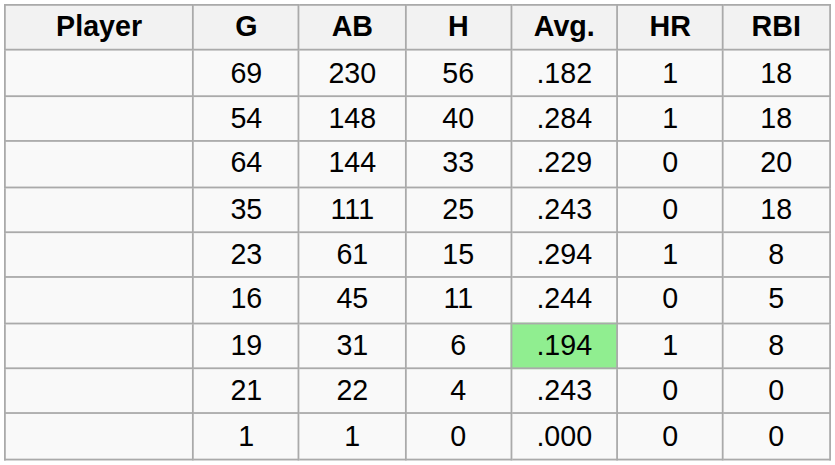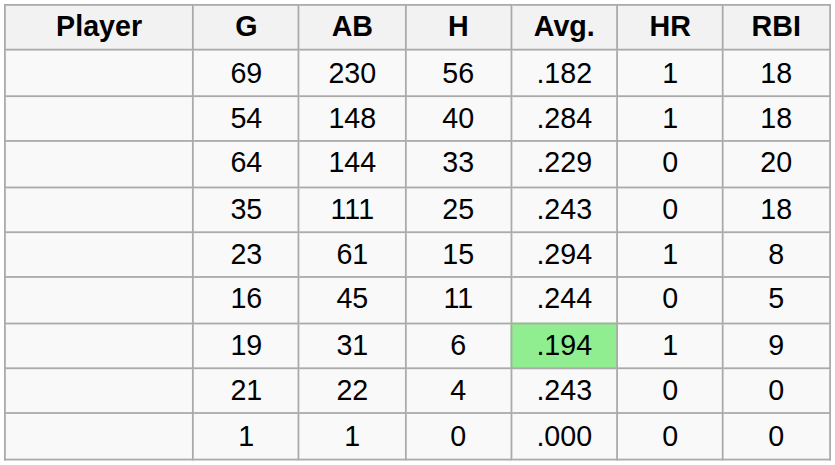(776, 345) 8 -> (776, 345) 9
